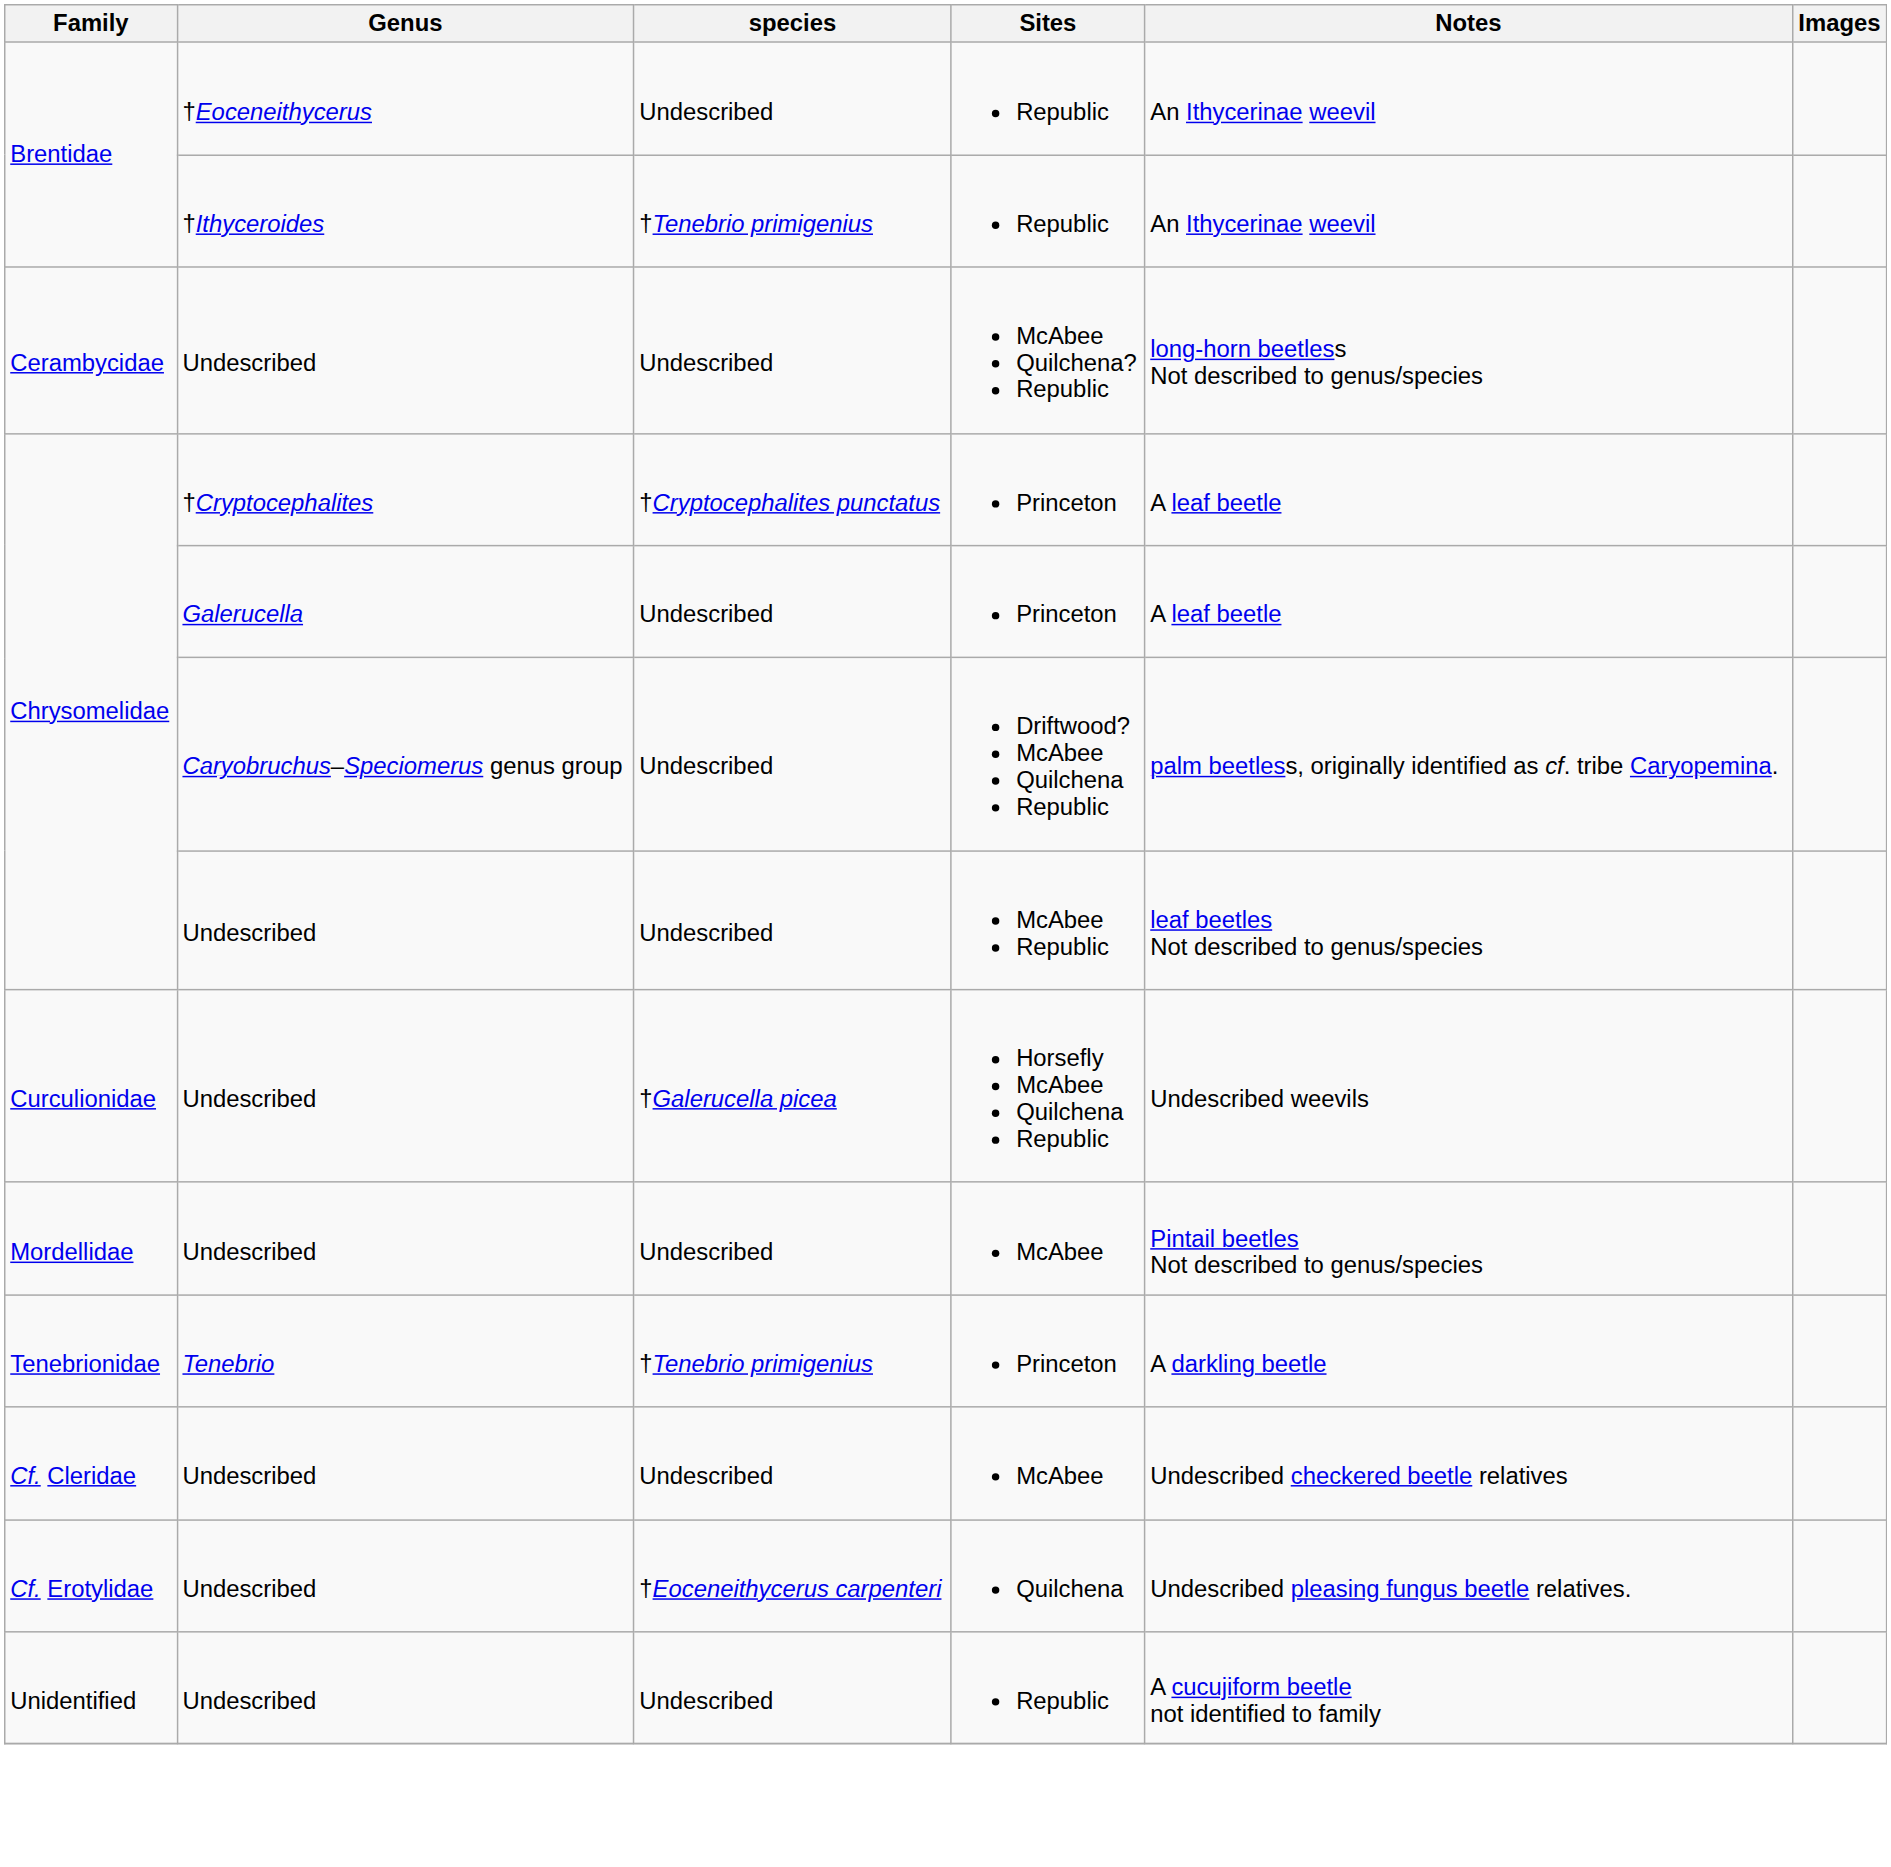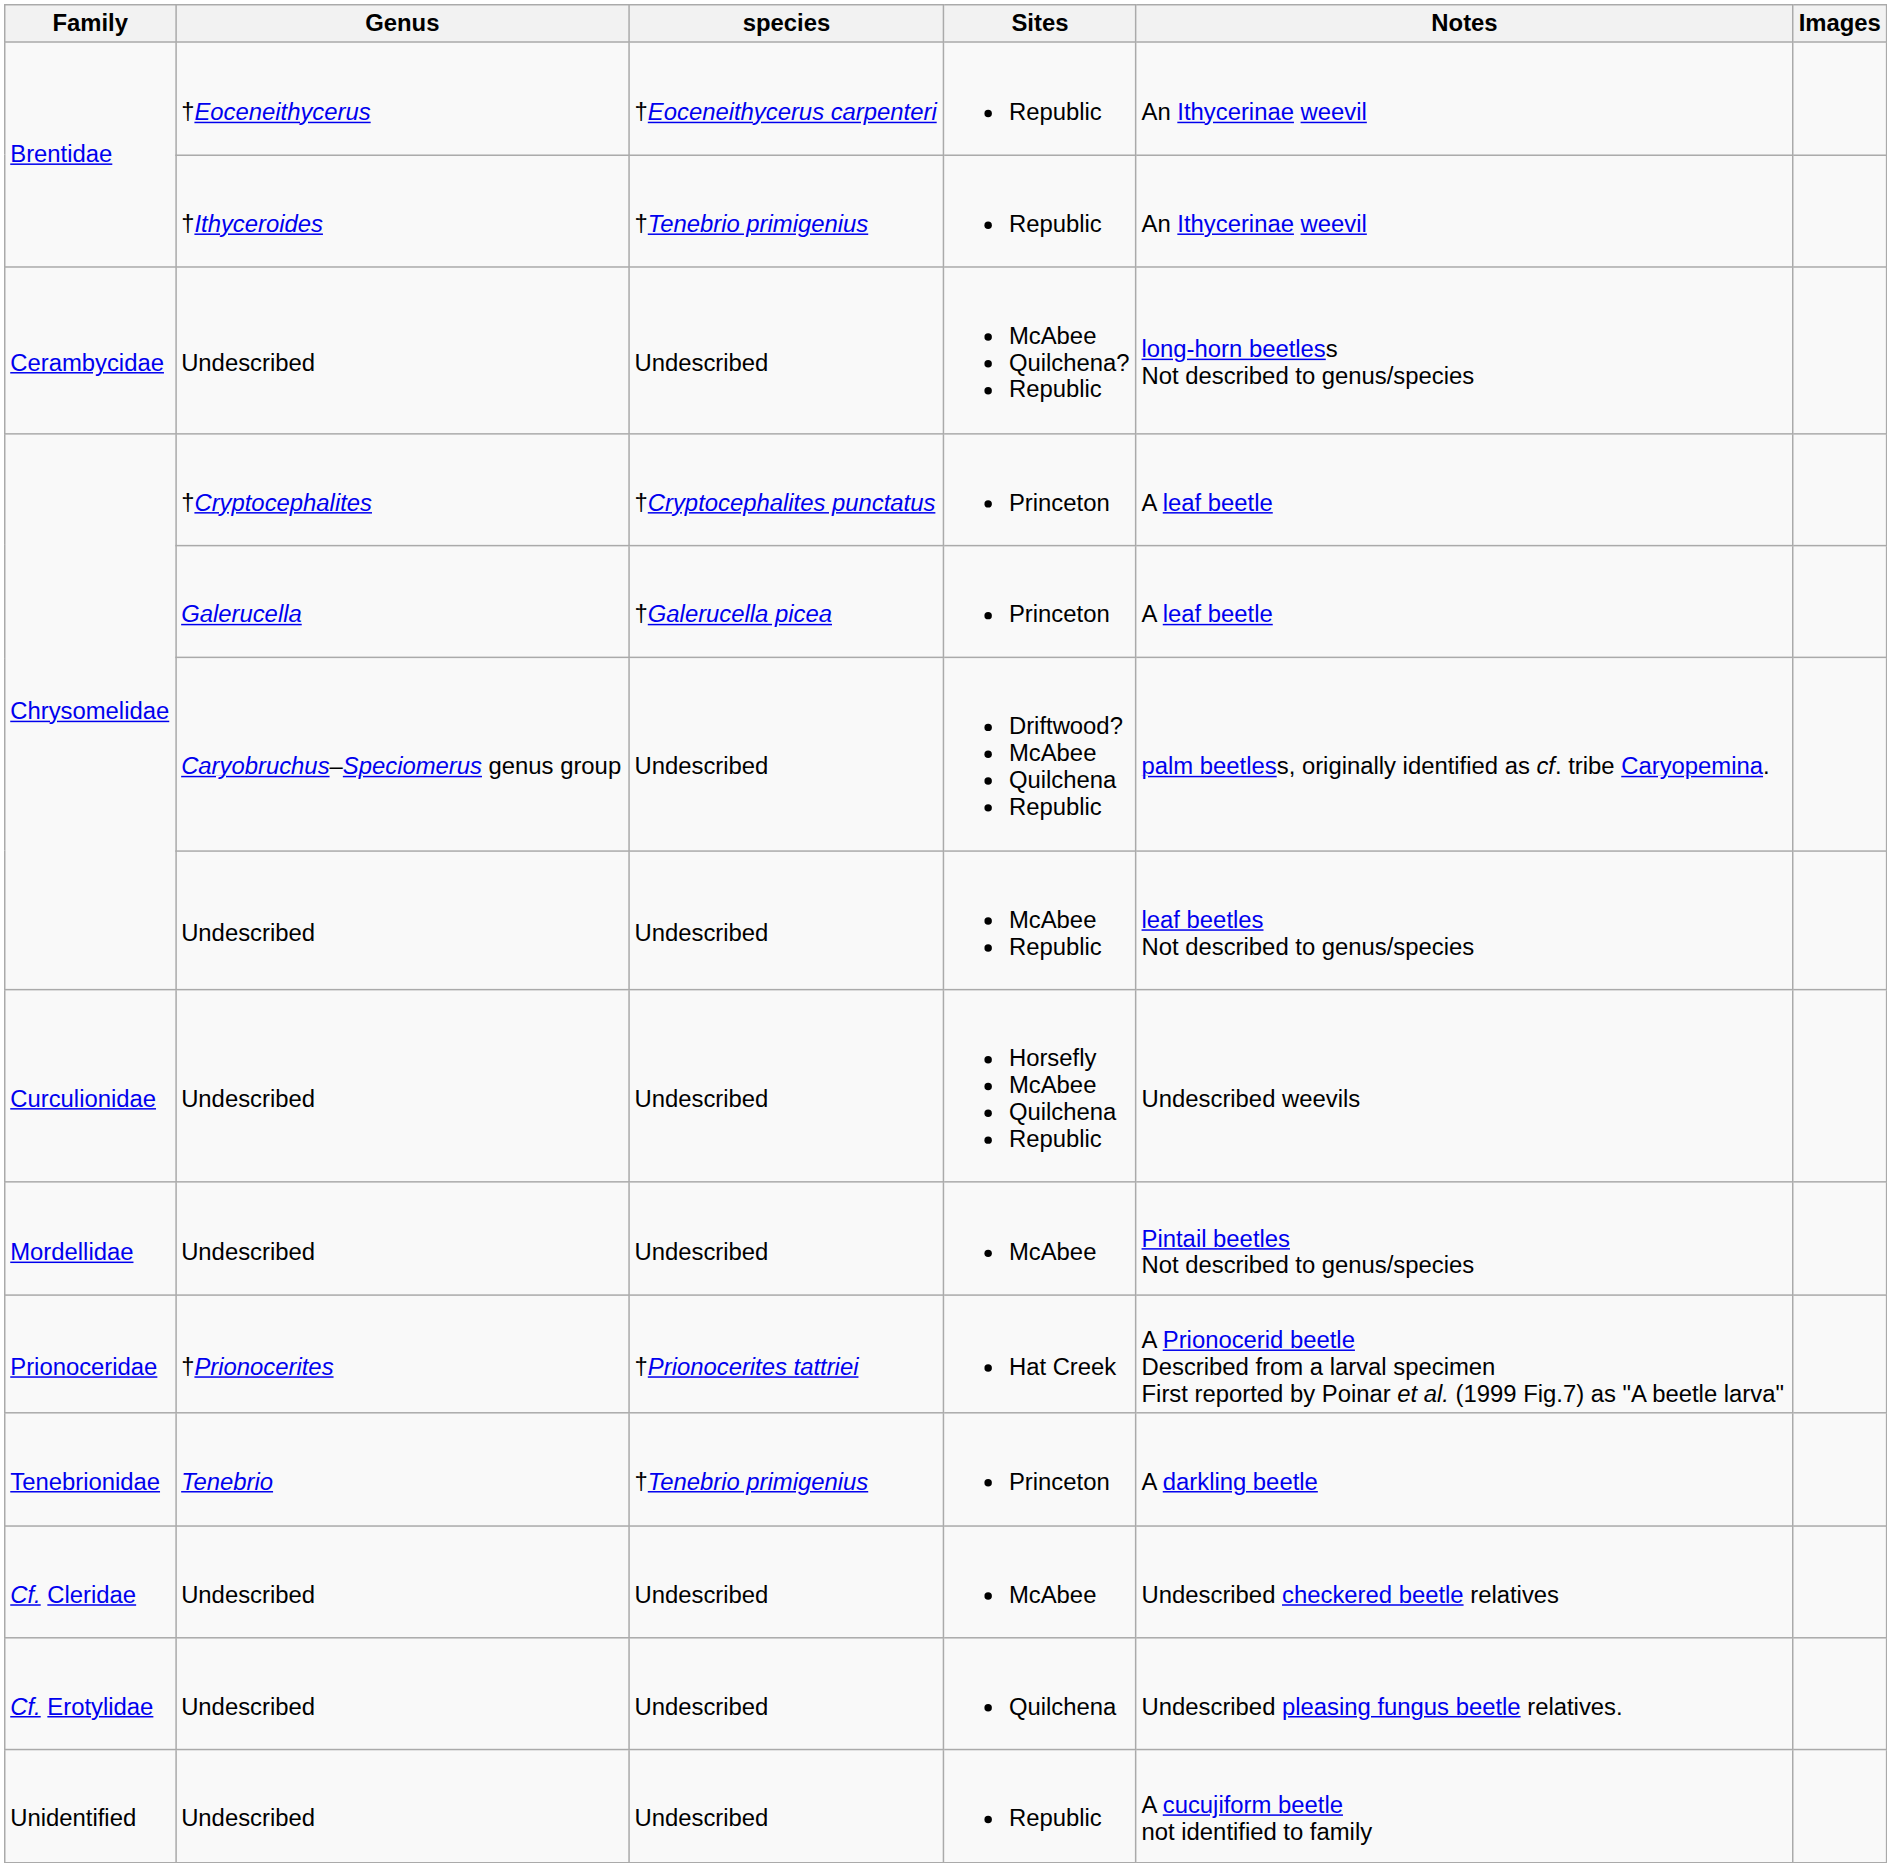(706, 111) Undescribed -> (786, 111) †Eoceneithycerus carpenteri
(706, 614) Undescribed -> (733, 614) †Galerucella picea
(738, 1099) †Galerucella picea -> (701, 1099) Undescribed
+ row: (84, 1367)
(790, 1588) †Eoceneithycerus carpenteri -> (701, 1706) Undescribed
